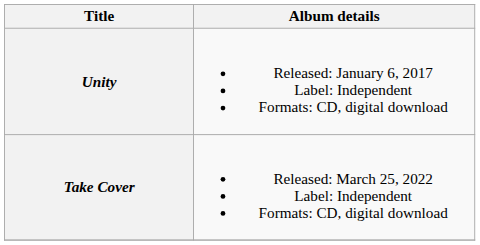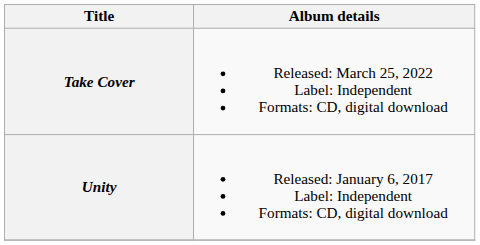rows swapped: (99, 81) <-> (99, 187)
